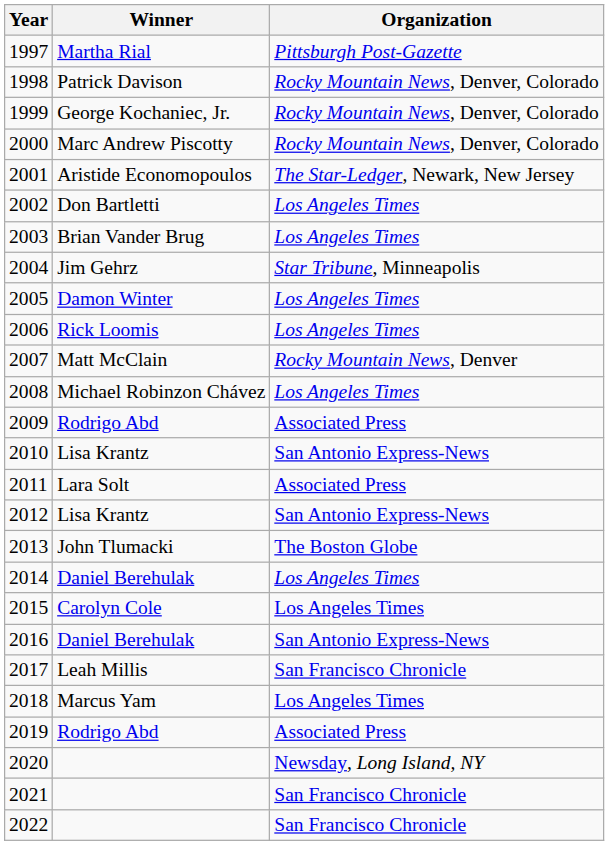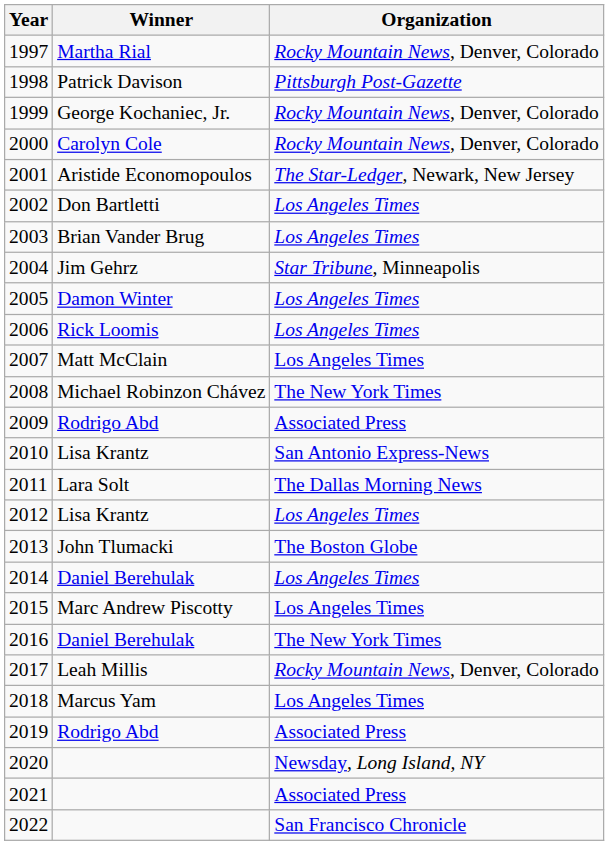(368, 50) Pittsburgh Post-Gazette -> (437, 50) Rocky Mountain News, Denver, Colorado
(437, 81) Rocky Mountain News, Denver, Colorado -> (368, 81) Pittsburgh Post-Gazette
(145, 143) Marc Andrew Piscotty -> (109, 143) Carolyn Cole
(396, 360) Rocky Mountain News, Denver -> (349, 360) Los Angeles Times
(347, 391) Los Angeles Times -> (358, 391) The New York Times
(340, 484) Associated Press -> (378, 484) The Dallas Morning News
(382, 515) San Antonio Express-News -> (347, 515) Los Angeles Times
(109, 608) Carolyn Cole -> (145, 608) Marc Andrew Piscotty
(382, 639) San Antonio Express-News -> (358, 639) The New York Times
(370, 670) San Francisco Chronicle -> (437, 670) Rocky Mountain News, Denver, Colorado
(370, 793) San Francisco Chronicle -> (340, 793) Associated Press
